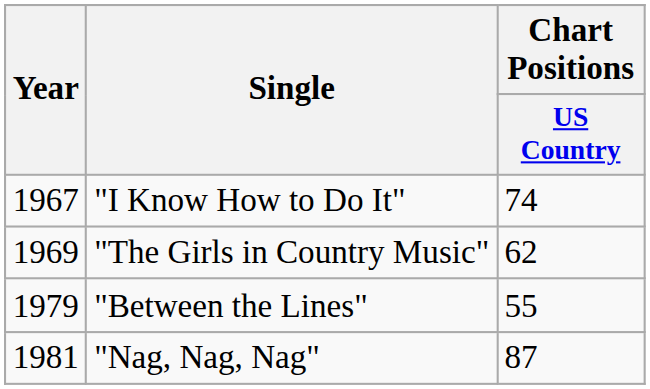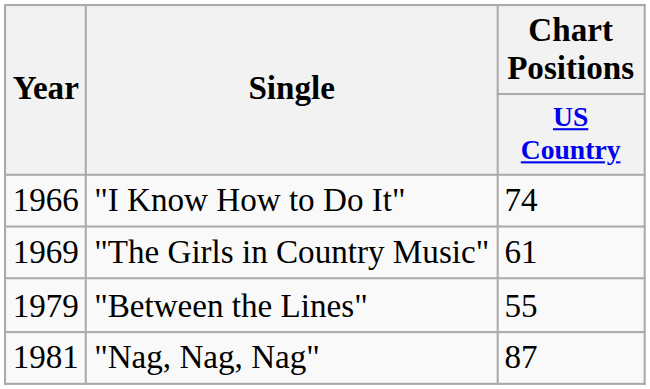(46, 199) 1967 -> (46, 199) 1966
(521, 252) 62 -> (521, 252) 61
